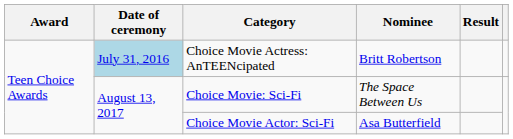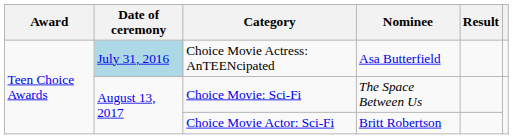(400, 58) Britt Robertson -> (400, 58) Asa Butterfield
(400, 123) Asa Butterfield -> (400, 123) Britt Robertson
